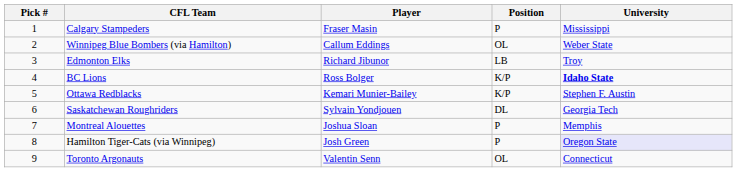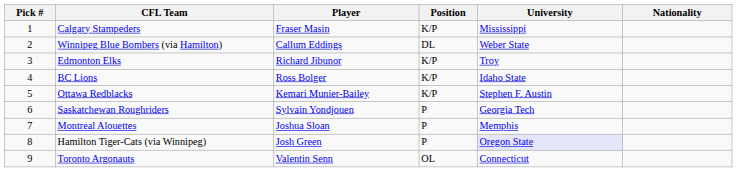+ column: (677, 12)
(497, 28) P -> (429, 28) K/P
(501, 45) OL -> (428, 45) DL
(501, 61) LB -> (429, 61) K/P
(588, 77) bold -> (503, 77) normal
(501, 110) DL -> (424, 110) P
